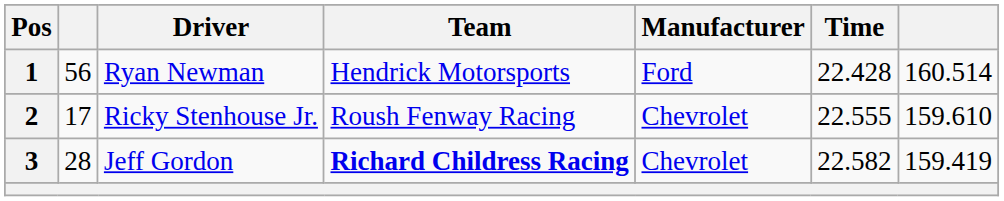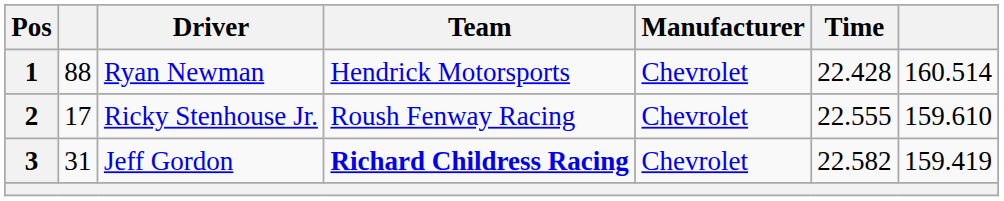(78, 71) 56 -> (78, 71) 88
(667, 71) Ford -> (695, 71) Chevrolet
(78, 160) 28 -> (78, 160) 31
